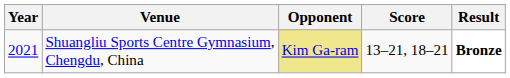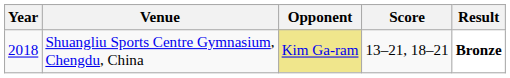(23, 51) 2021 -> (23, 51) 2018
